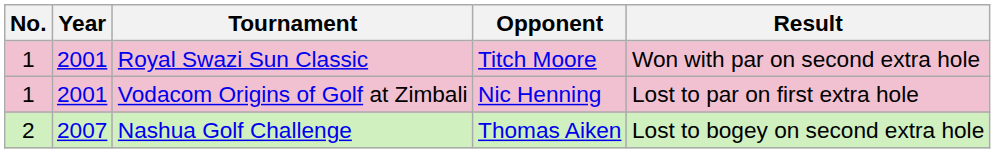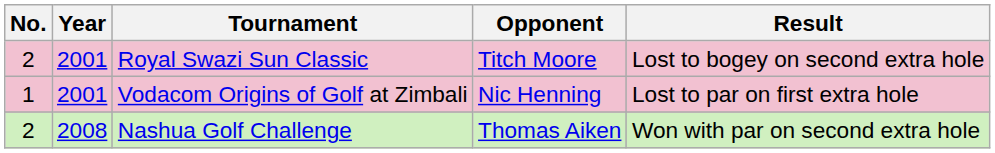(28, 59) 1 -> (28, 59) 2
(806, 59) Won with par on second extra hole -> (808, 59) Lost to bogey on second extra hole
(82, 130) 2007 -> (82, 130) 2008
(808, 130) Lost to bogey on second extra hole -> (806, 130) Won with par on second extra hole
